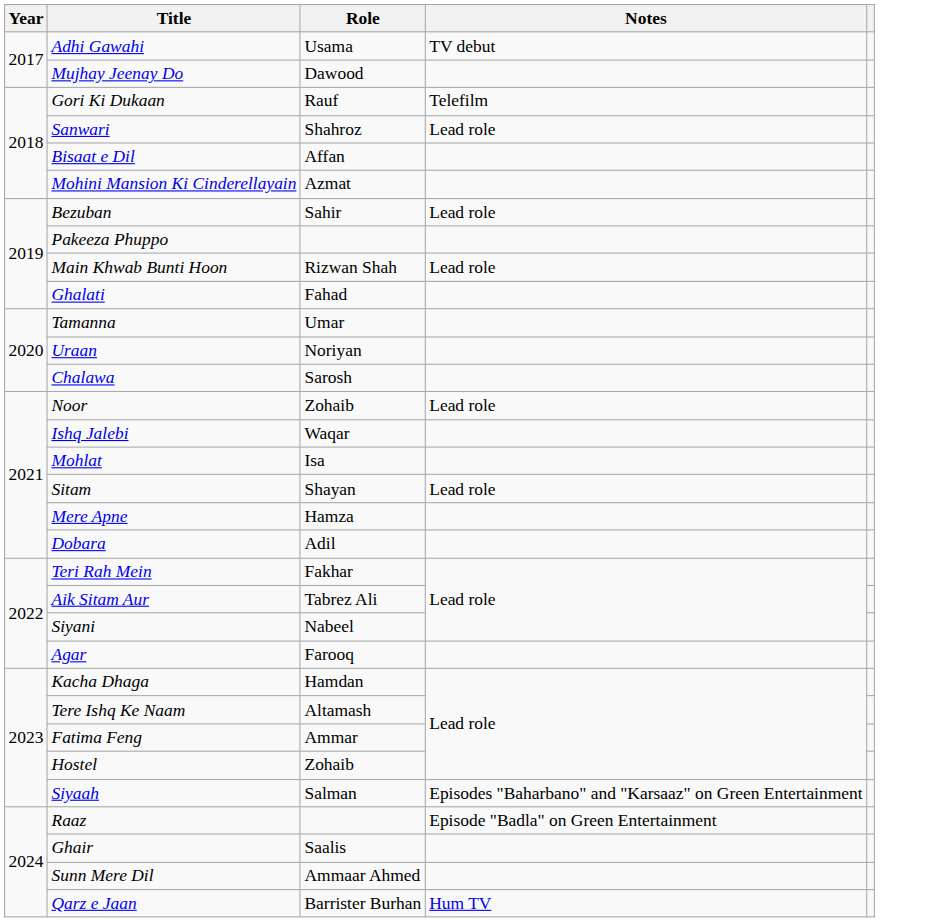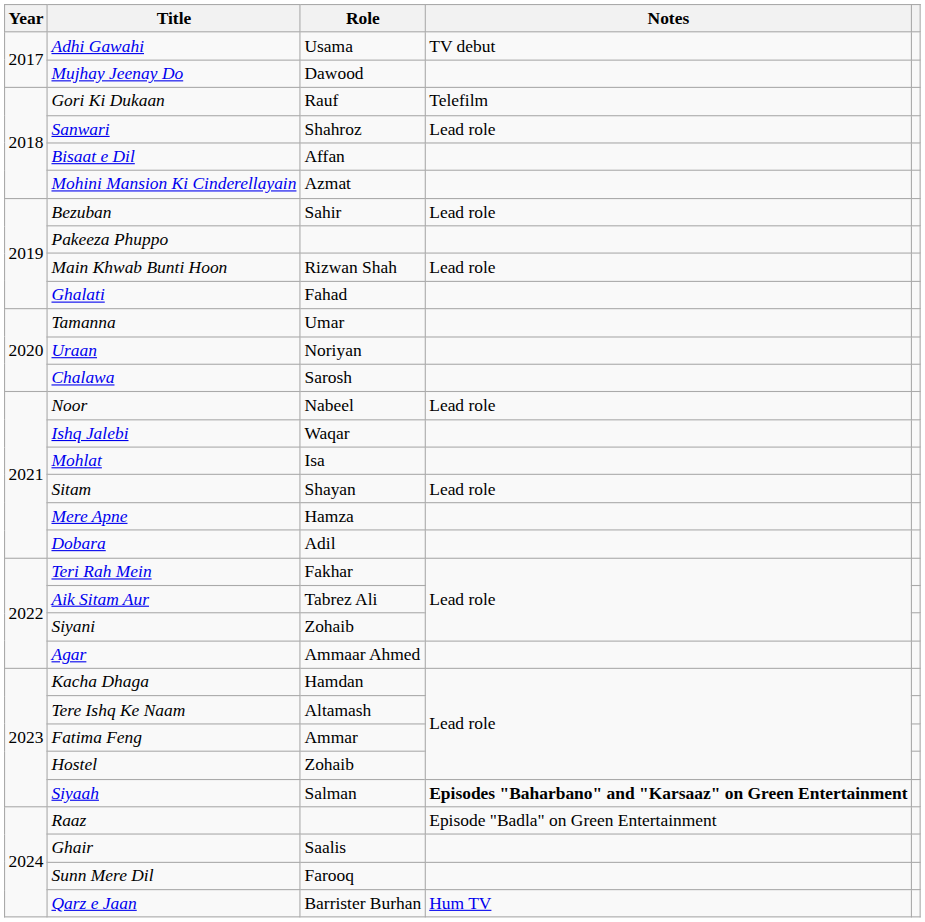(329, 405) Zohaib -> (329, 405) Nabeel
(329, 626) Nabeel -> (329, 626) Zohaib
(329, 654) Farooq -> (362, 654) Ammaar Ahmed
(646, 792) normal -> (668, 792) bold
(362, 875) Ammaar Ahmed -> (329, 875) Farooq
